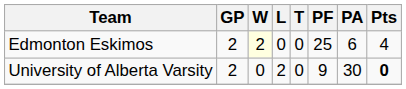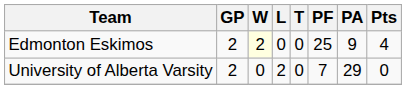(352, 44) 6 -> (352, 44) 9
(323, 71) 9 -> (323, 71) 7
(352, 71) 30 -> (352, 71) 29
(384, 71) bold -> (384, 71) normal
